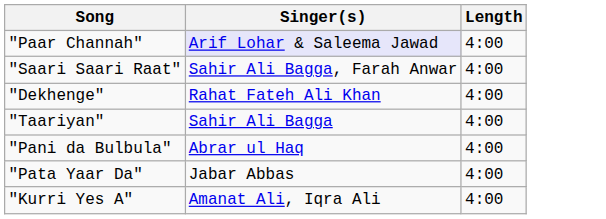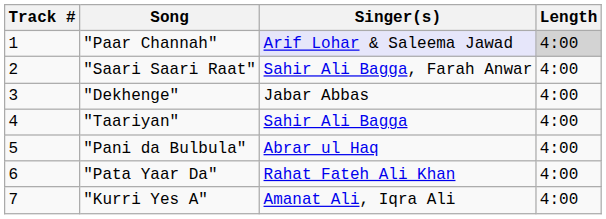+ column: (42, 18)
(484, 44) no background -> (559, 44) lightgrey background
(285, 96) Rahat Fateh Ali Khan -> (316, 96) Jabar Abbas
(242, 174) Jabar Abbas -> (360, 174) Rahat Fateh Ali Khan
